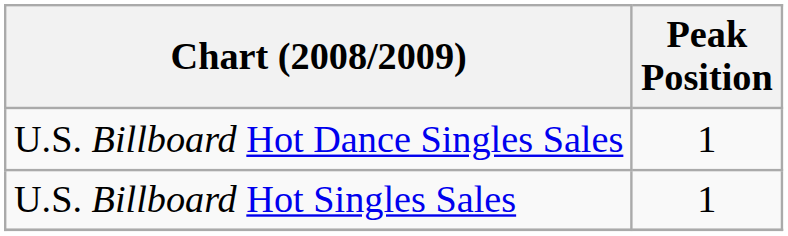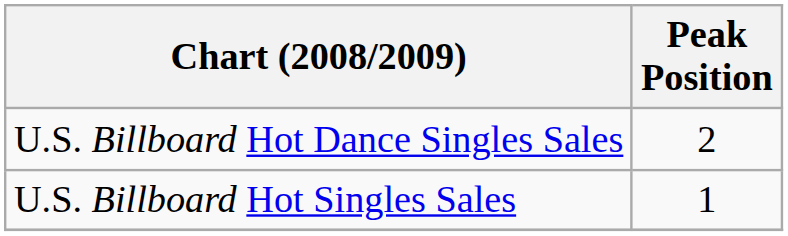(707, 138) 1 -> (707, 138) 2
